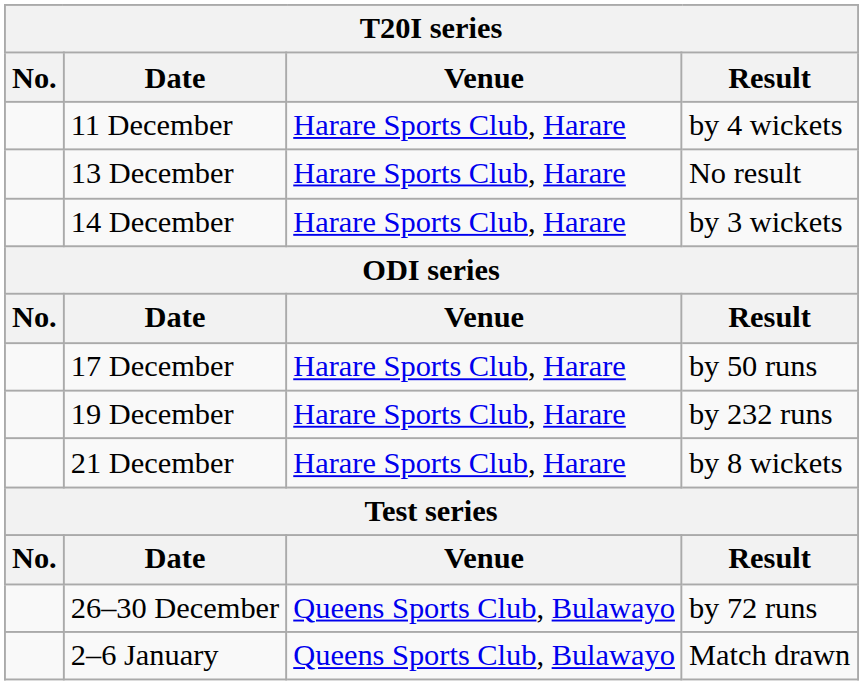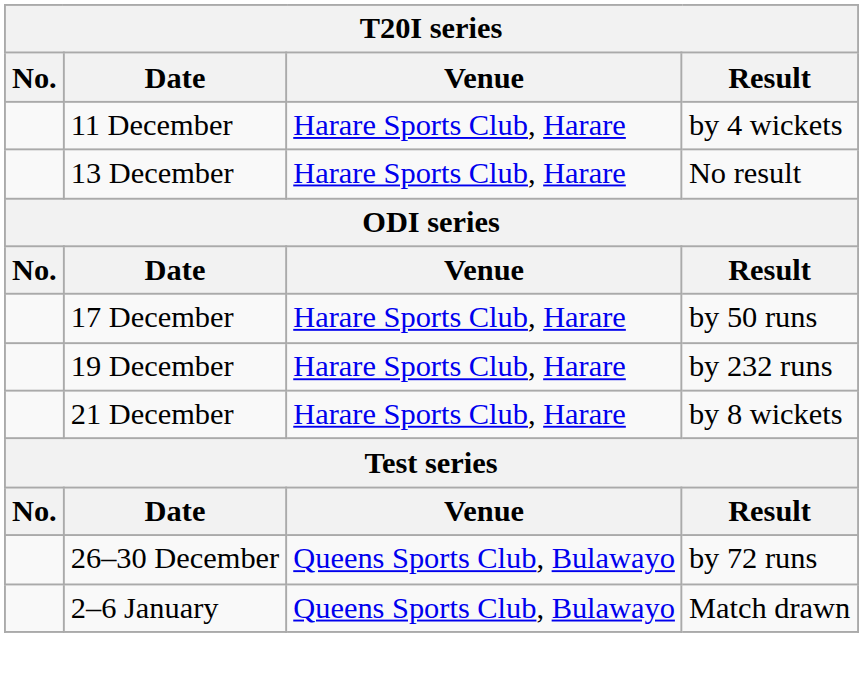- row: (152, 221)
